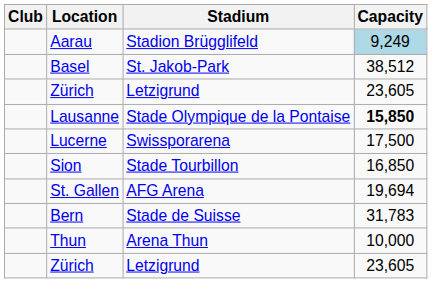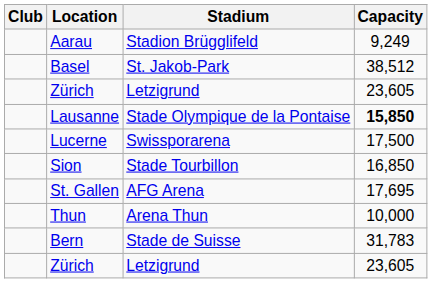(390, 41) lightblue background -> (390, 41) no background
(390, 191) 19,694 -> (390, 191) 17,695
rows swapped: (68, 240) <-> (67, 215)
